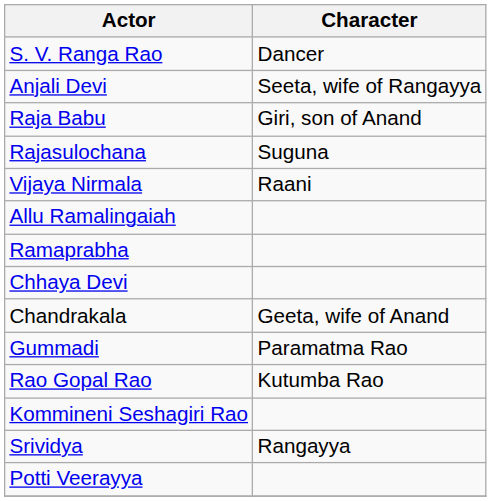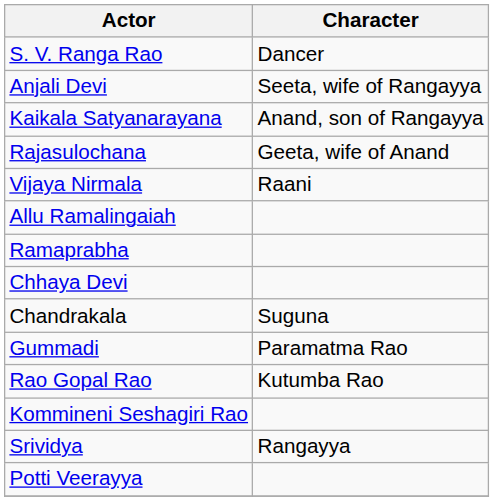- row: (58, 119)
+ row: (116, 119)
(293, 151) Suguna -> (353, 151) Geeta, wife of Anand
(353, 315) Geeta, wife of Anand -> (293, 315) Suguna
